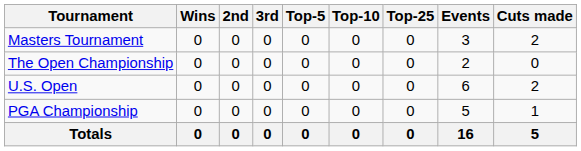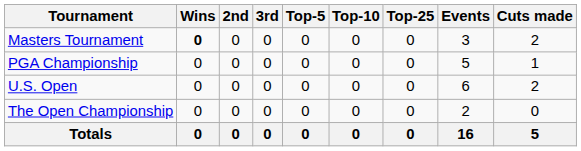(198, 39) normal -> (198, 39) bold
rows swapped: (73, 110) <-> (91, 63)
